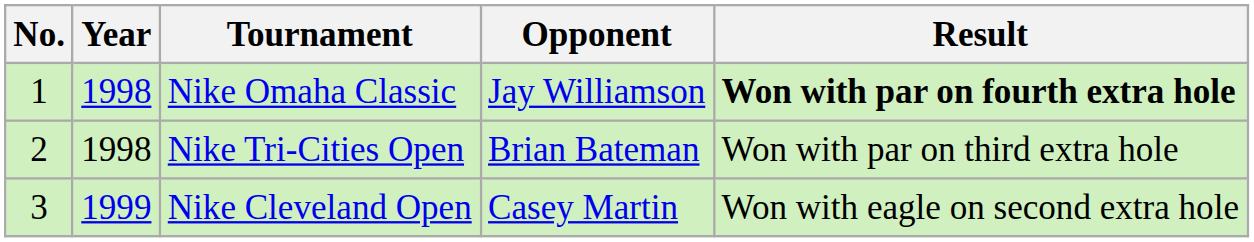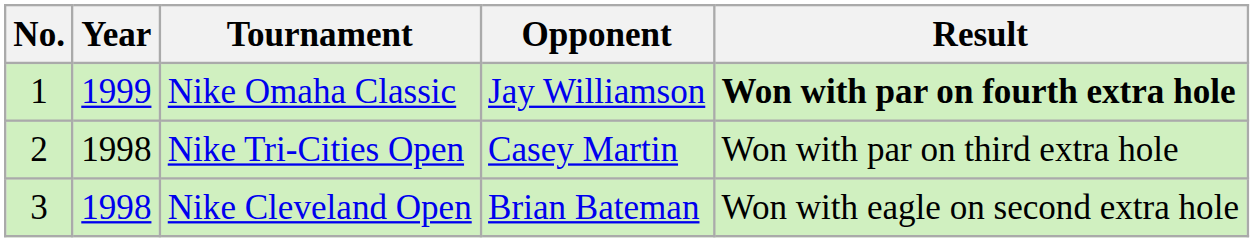(116, 91) 1998 -> (116, 91) 1999
(594, 149) Brian Bateman -> (583, 149) Casey Martin
(116, 207) 1999 -> (116, 207) 1998
(583, 207) Casey Martin -> (594, 207) Brian Bateman
